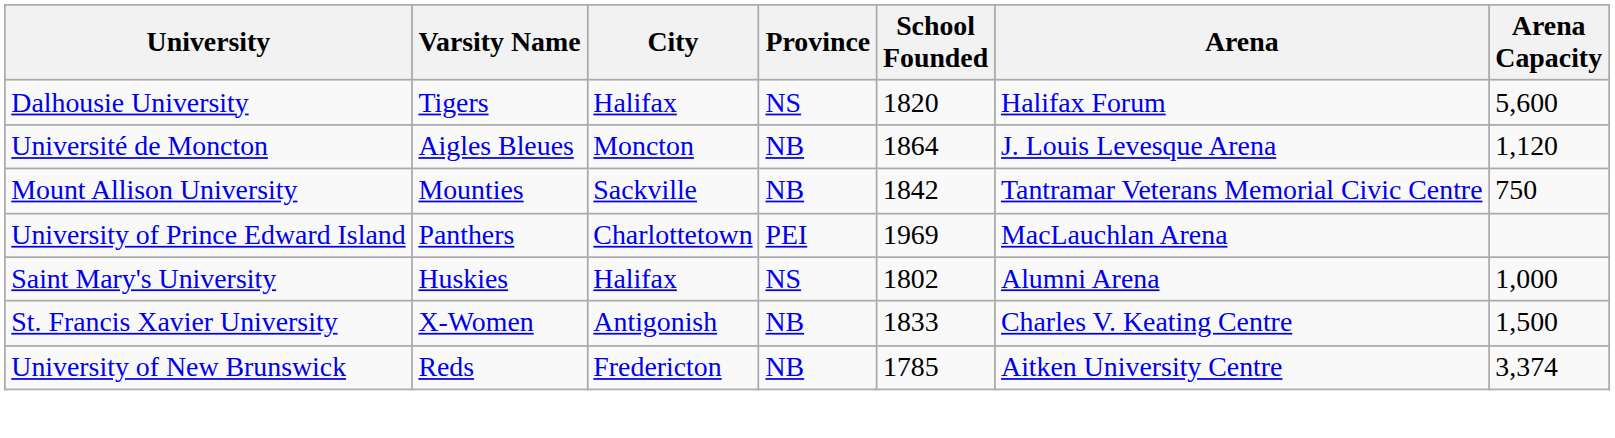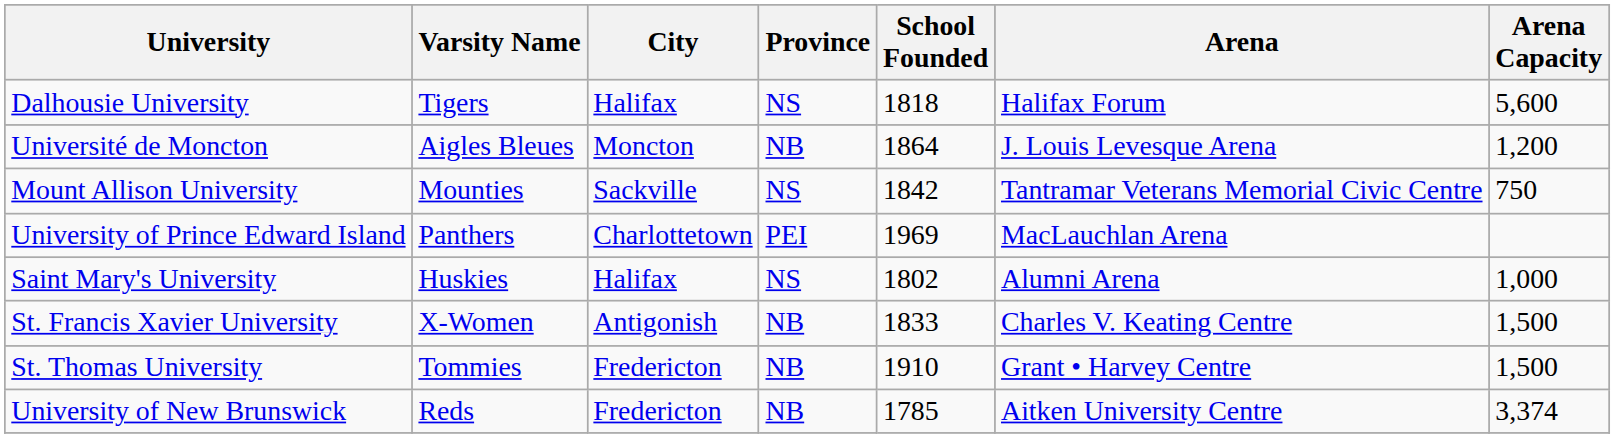(911, 102) 1820 -> (911, 102) 1818
(1527, 146) 1,120 -> (1527, 146) 1,200
(785, 190) NB -> (783, 190) NS
+ row: (137, 366)
